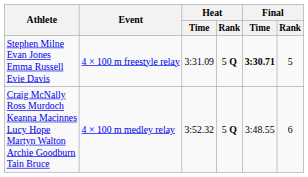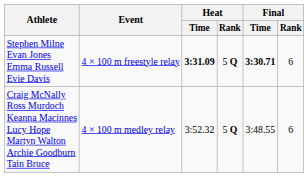(199, 61) normal -> (199, 61) bold
(290, 61) 5 -> (291, 61) 6
